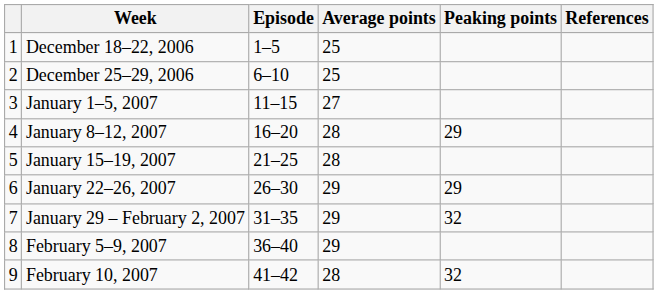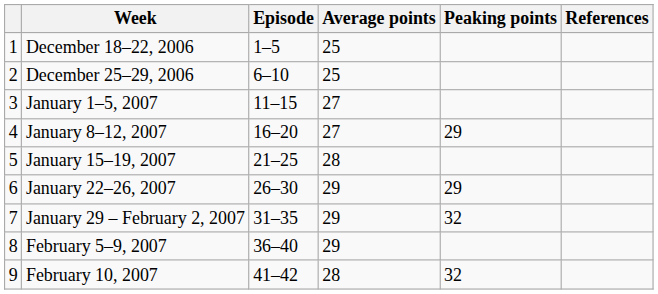(331, 132) 28 -> (331, 132) 27
